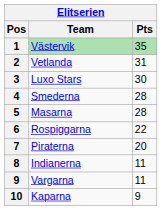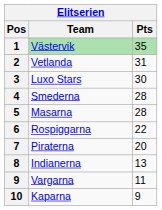(140, 163) 11 -> (141, 163) 13
